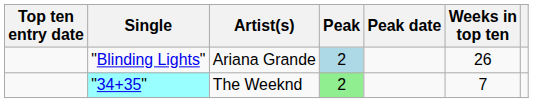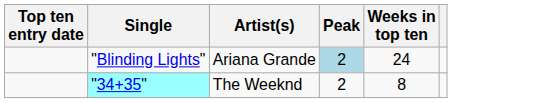- column: (404, 25)
(483, 60) 26 -> (402, 60) 24
(342, 85) lightgreen background -> (342, 85) no background
(483, 85) 7 -> (402, 85) 8
